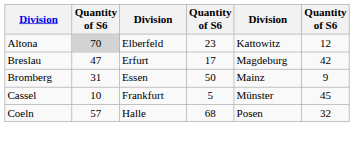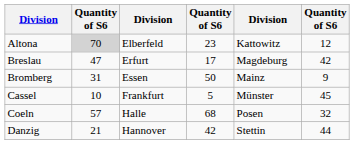+ row: (23, 130)
